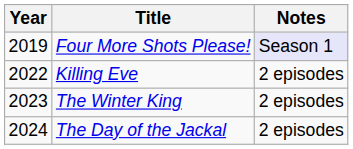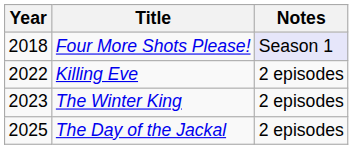(28, 46) 2019 -> (28, 46) 2018
(28, 130) 2024 -> (28, 130) 2025
